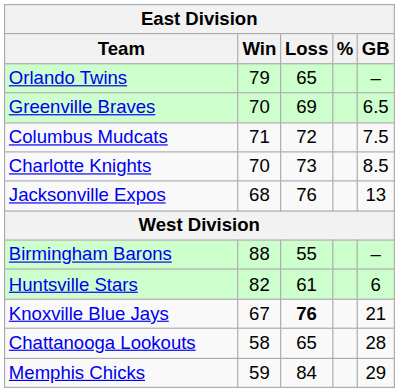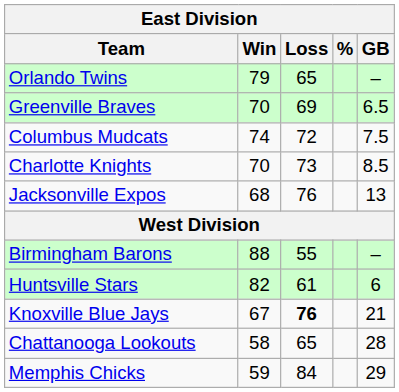(259, 136) 71 -> (259, 136) 74
